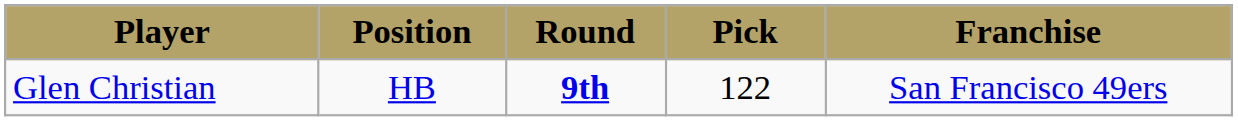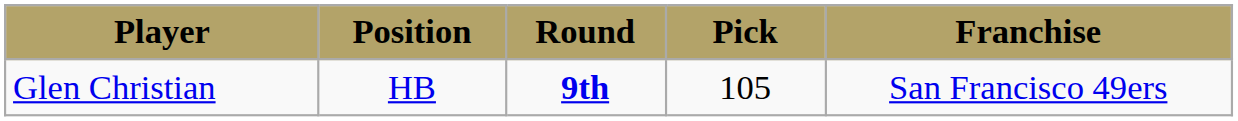(745, 86) 122 -> (745, 86) 105
